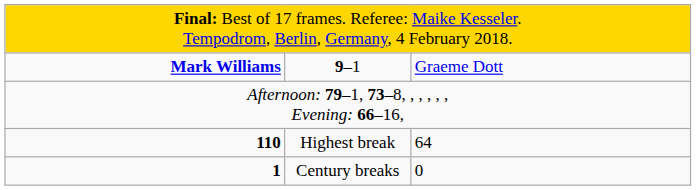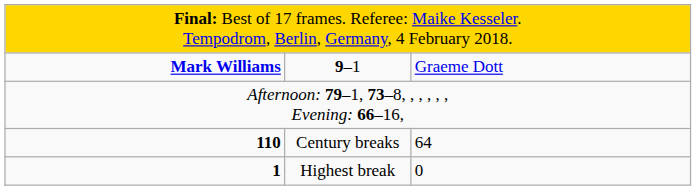(348, 143) Highest break -> (348, 143) Century breaks
(348, 171) Century breaks -> (348, 171) Highest break
